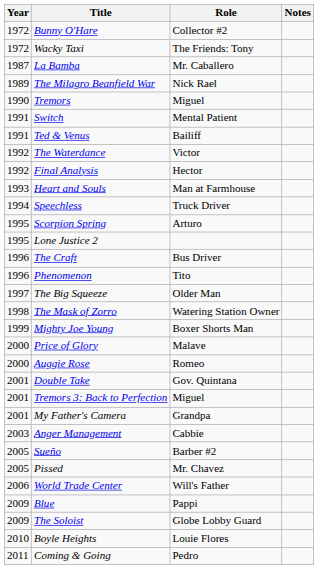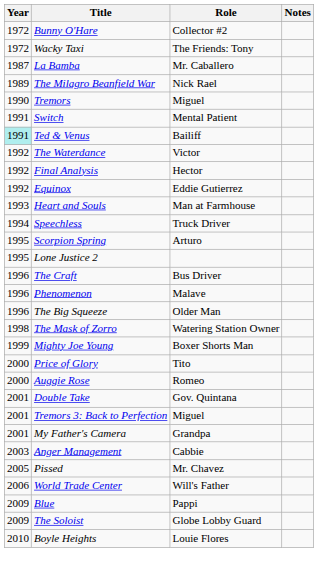(18, 135) no background -> (18, 135) paleturquoise background
+ row: (52, 188)
(181, 275) Tito -> (189, 293) Malave
(18, 293) 1997 -> (18, 310) 1996
(189, 345) Malave -> (181, 363) Tito
- row: (48, 450)
- row: (72, 556)
